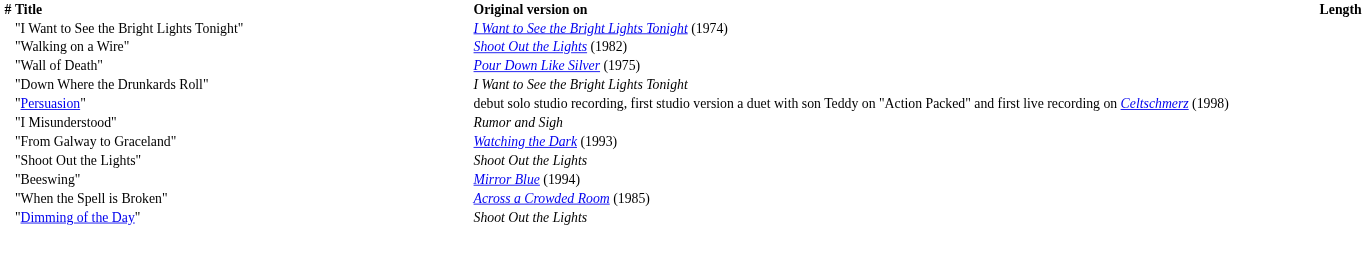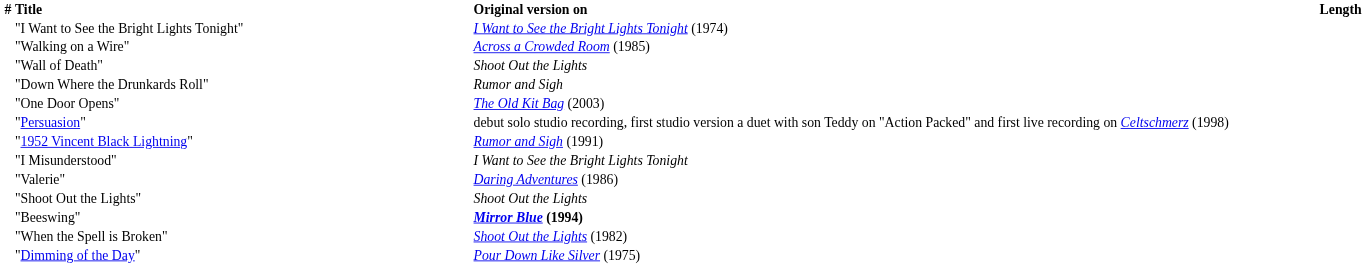(550, 47) Shoot Out the Lights (1982) -> (562, 47) Across a Crowded Room (1985)
(557, 66) Pour Down Like Silver (1975) -> (530, 66) Shoot Out the Lights
(581, 85) I Want to See the Bright Lights Tonight -> (518, 85) Rumor and Sigh
+ row: (67, 103)
+ row: (104, 141)
(518, 122) Rumor and Sigh -> (581, 160) I Want to See the Bright Lights Tonight
- row: (96, 141)
+ row: (40, 179)
(527, 179) normal -> (528, 217) bold
(562, 198) Across a Crowded Room (1985) -> (550, 236) Shoot Out the Lights (1982)
(530, 217) Shoot Out the Lights -> (557, 255) Pour Down Like Silver (1975)
